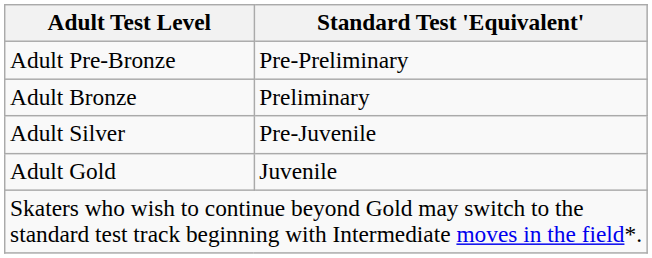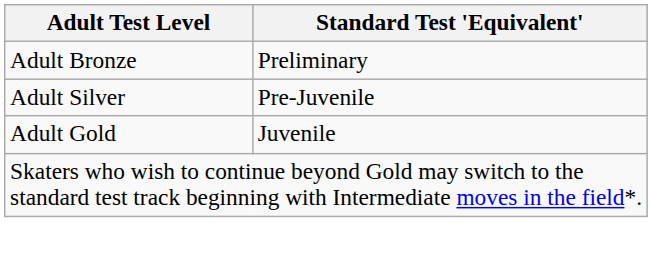- row: (93, 60)
